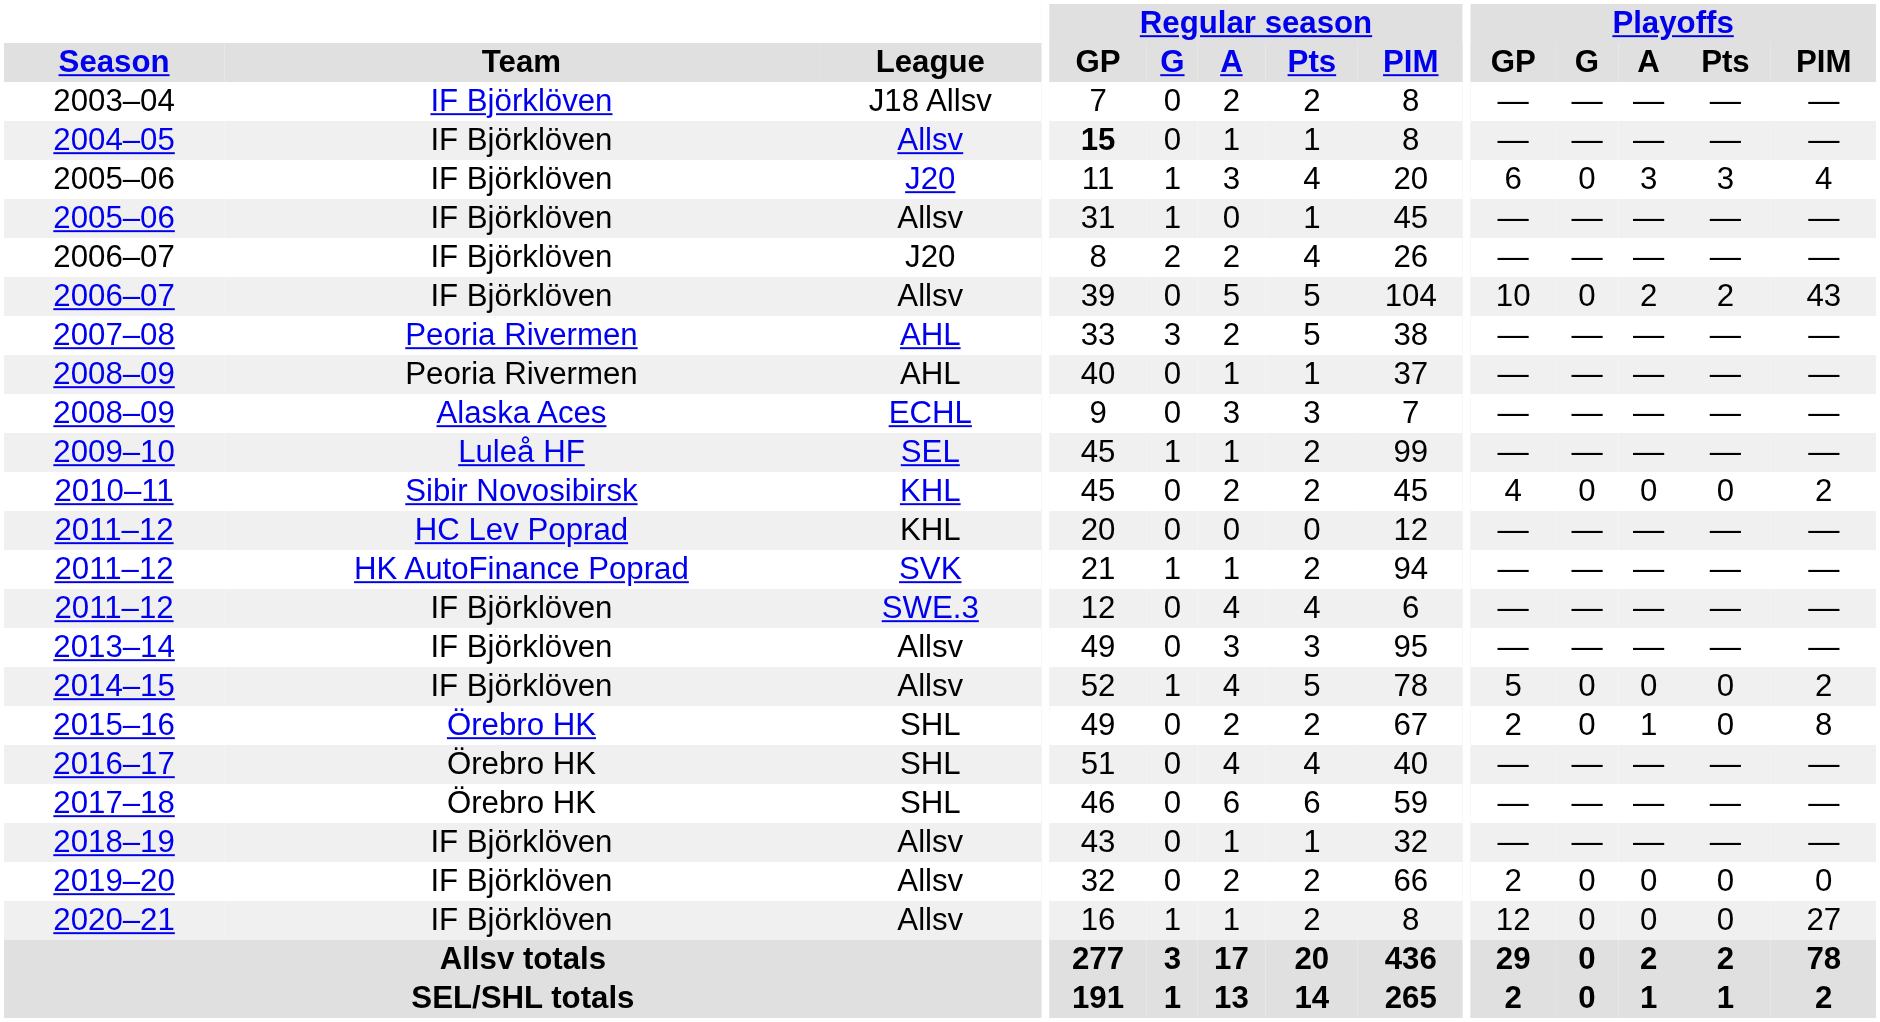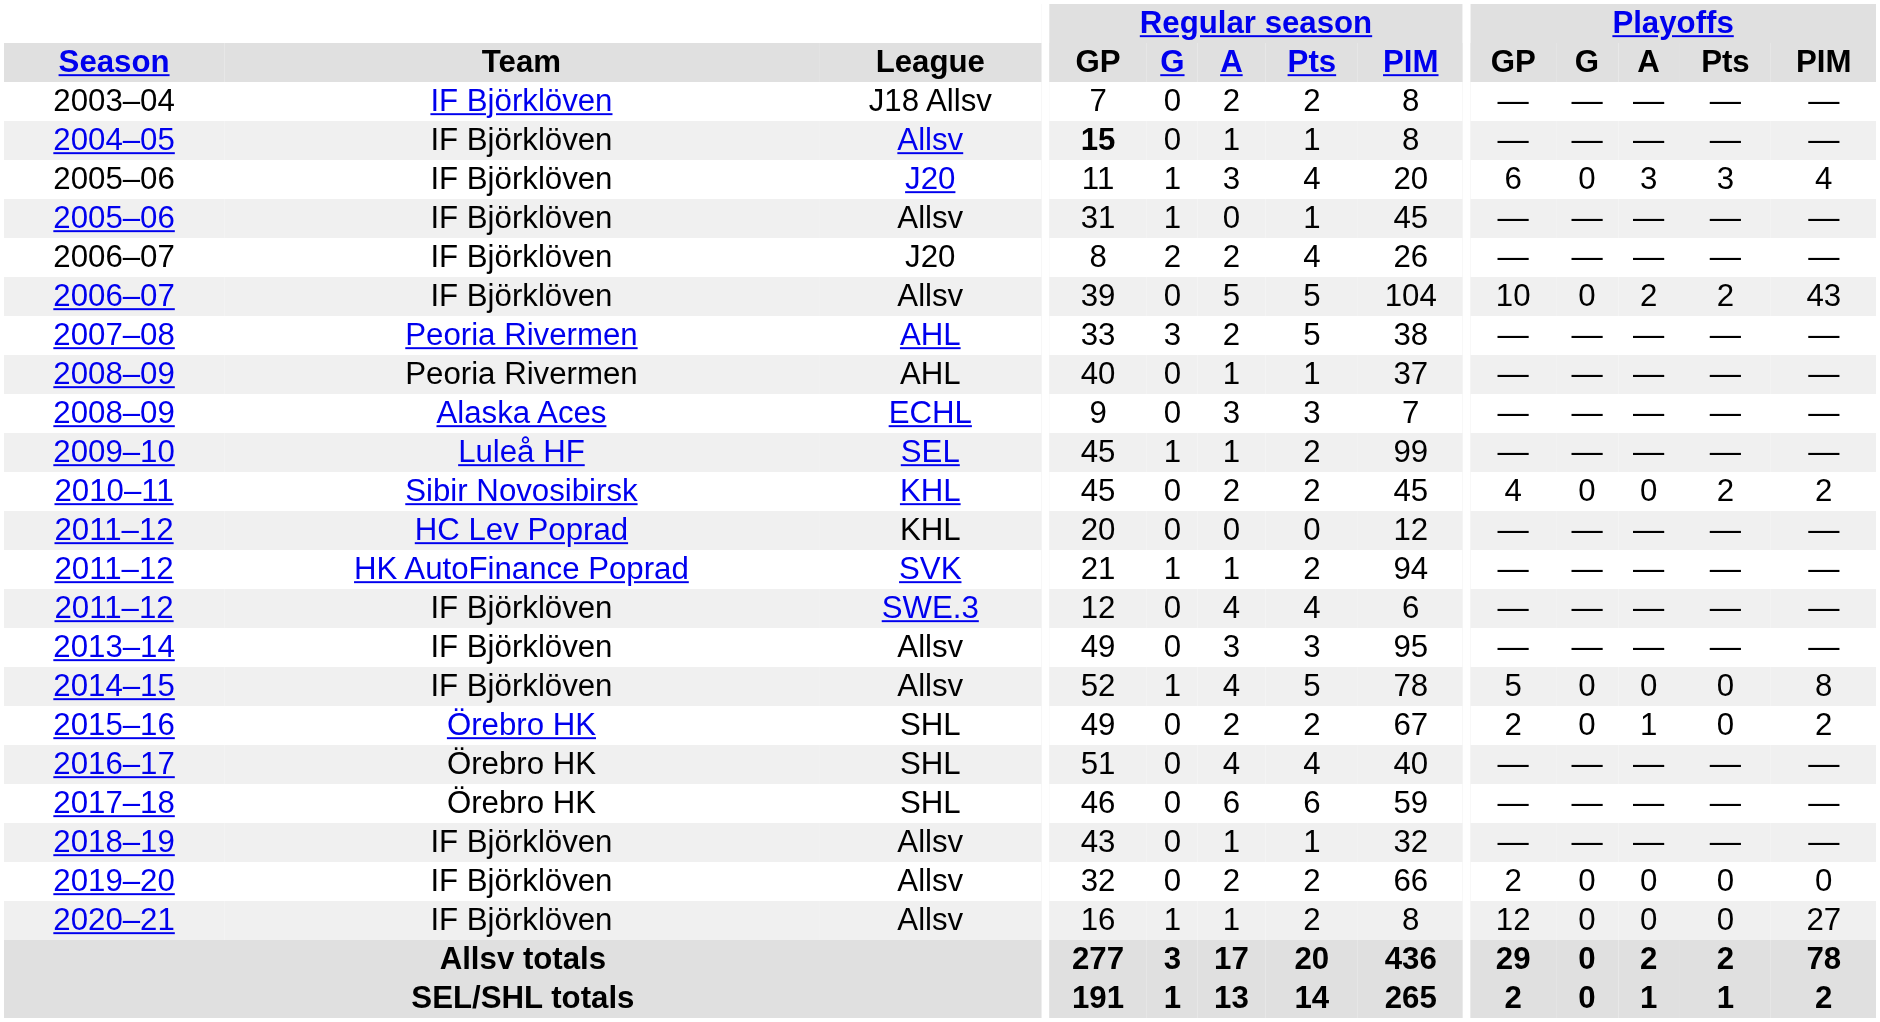(1725, 491) 0 -> (1725, 491) 2
(1824, 686) 2 -> (1824, 686) 8
(1824, 725) 8 -> (1824, 725) 2
